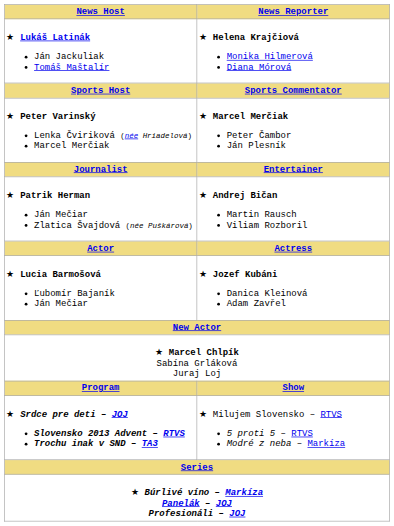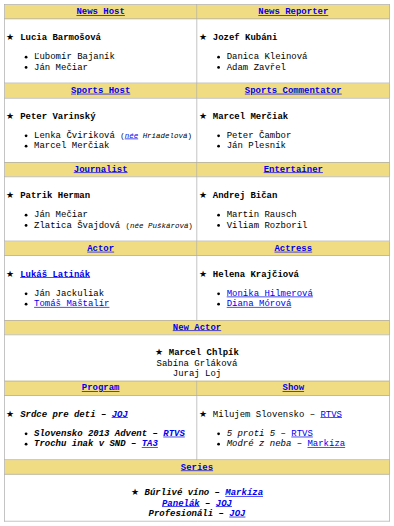rows swapped: (101, 289) <-> (101, 52)
